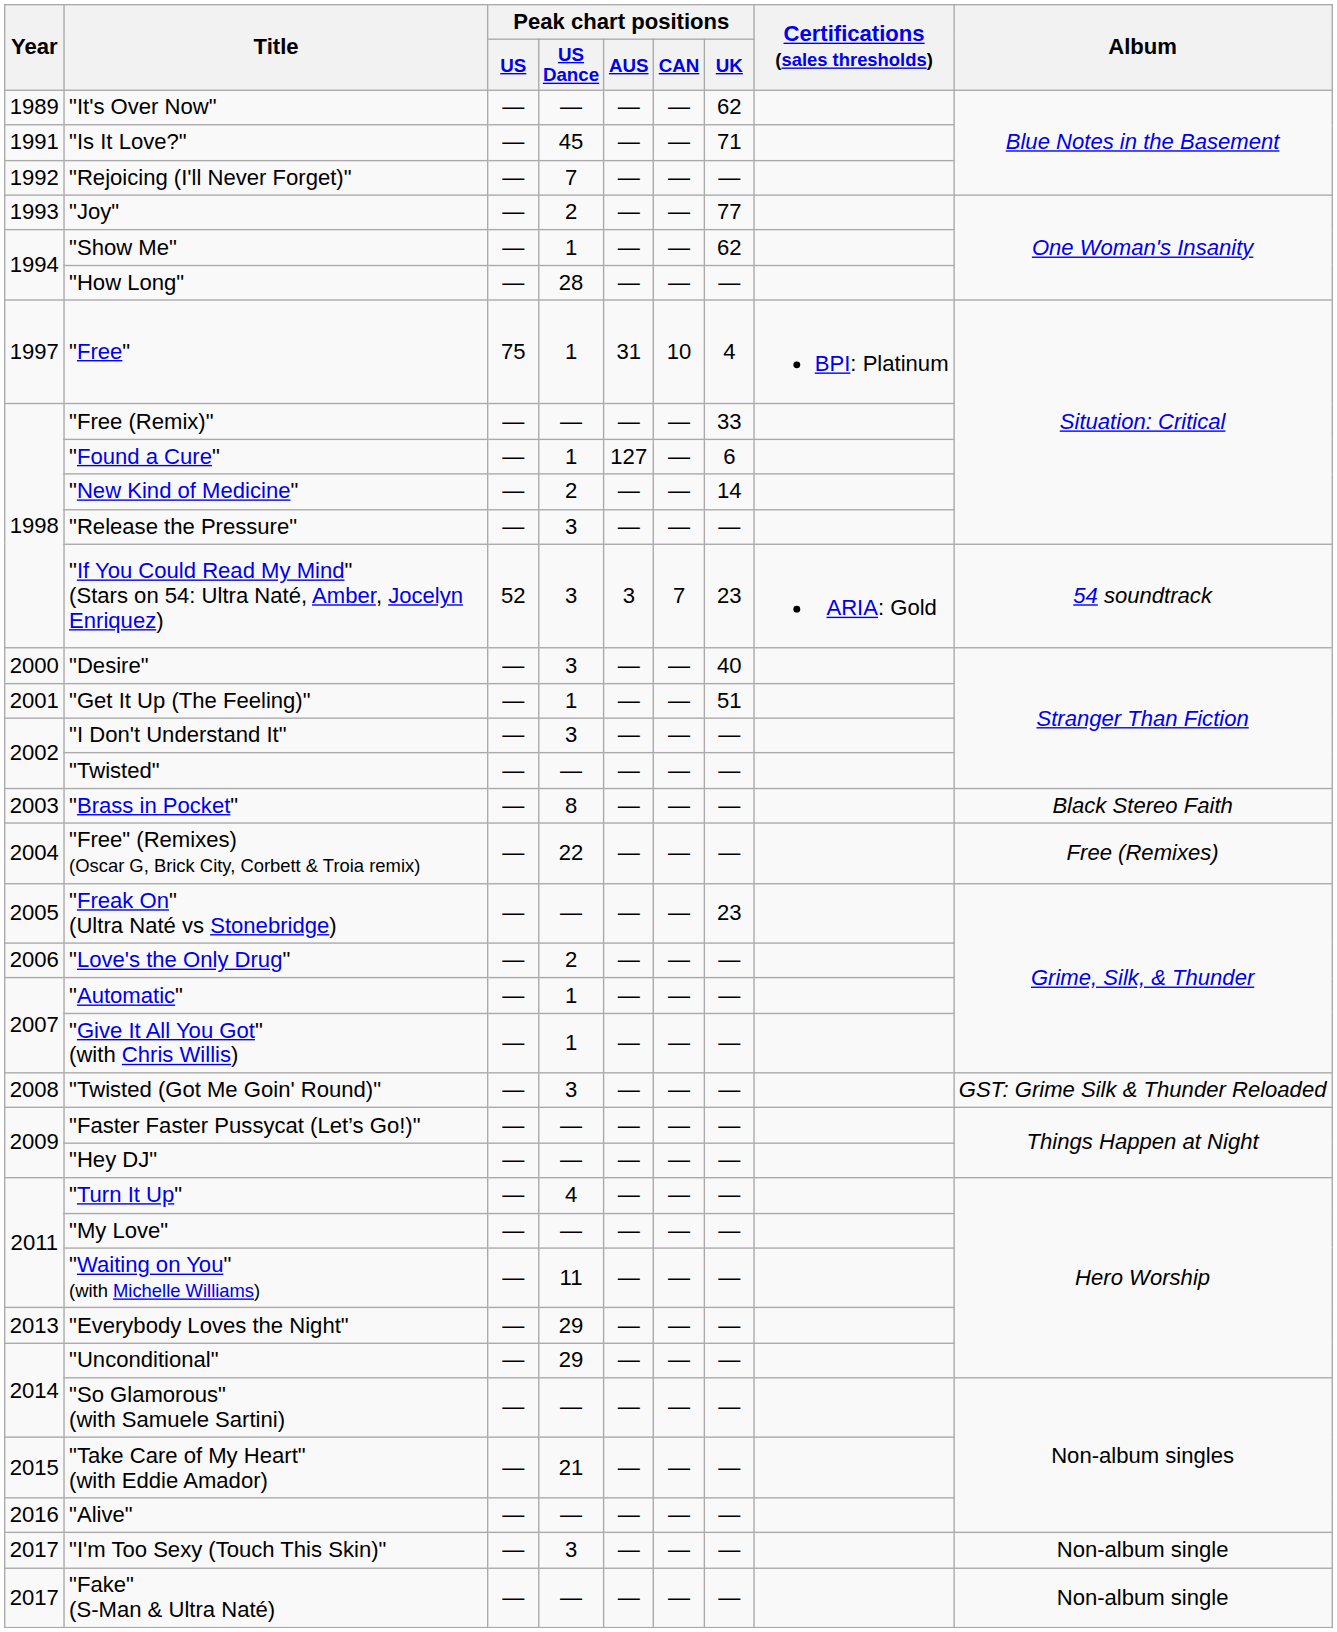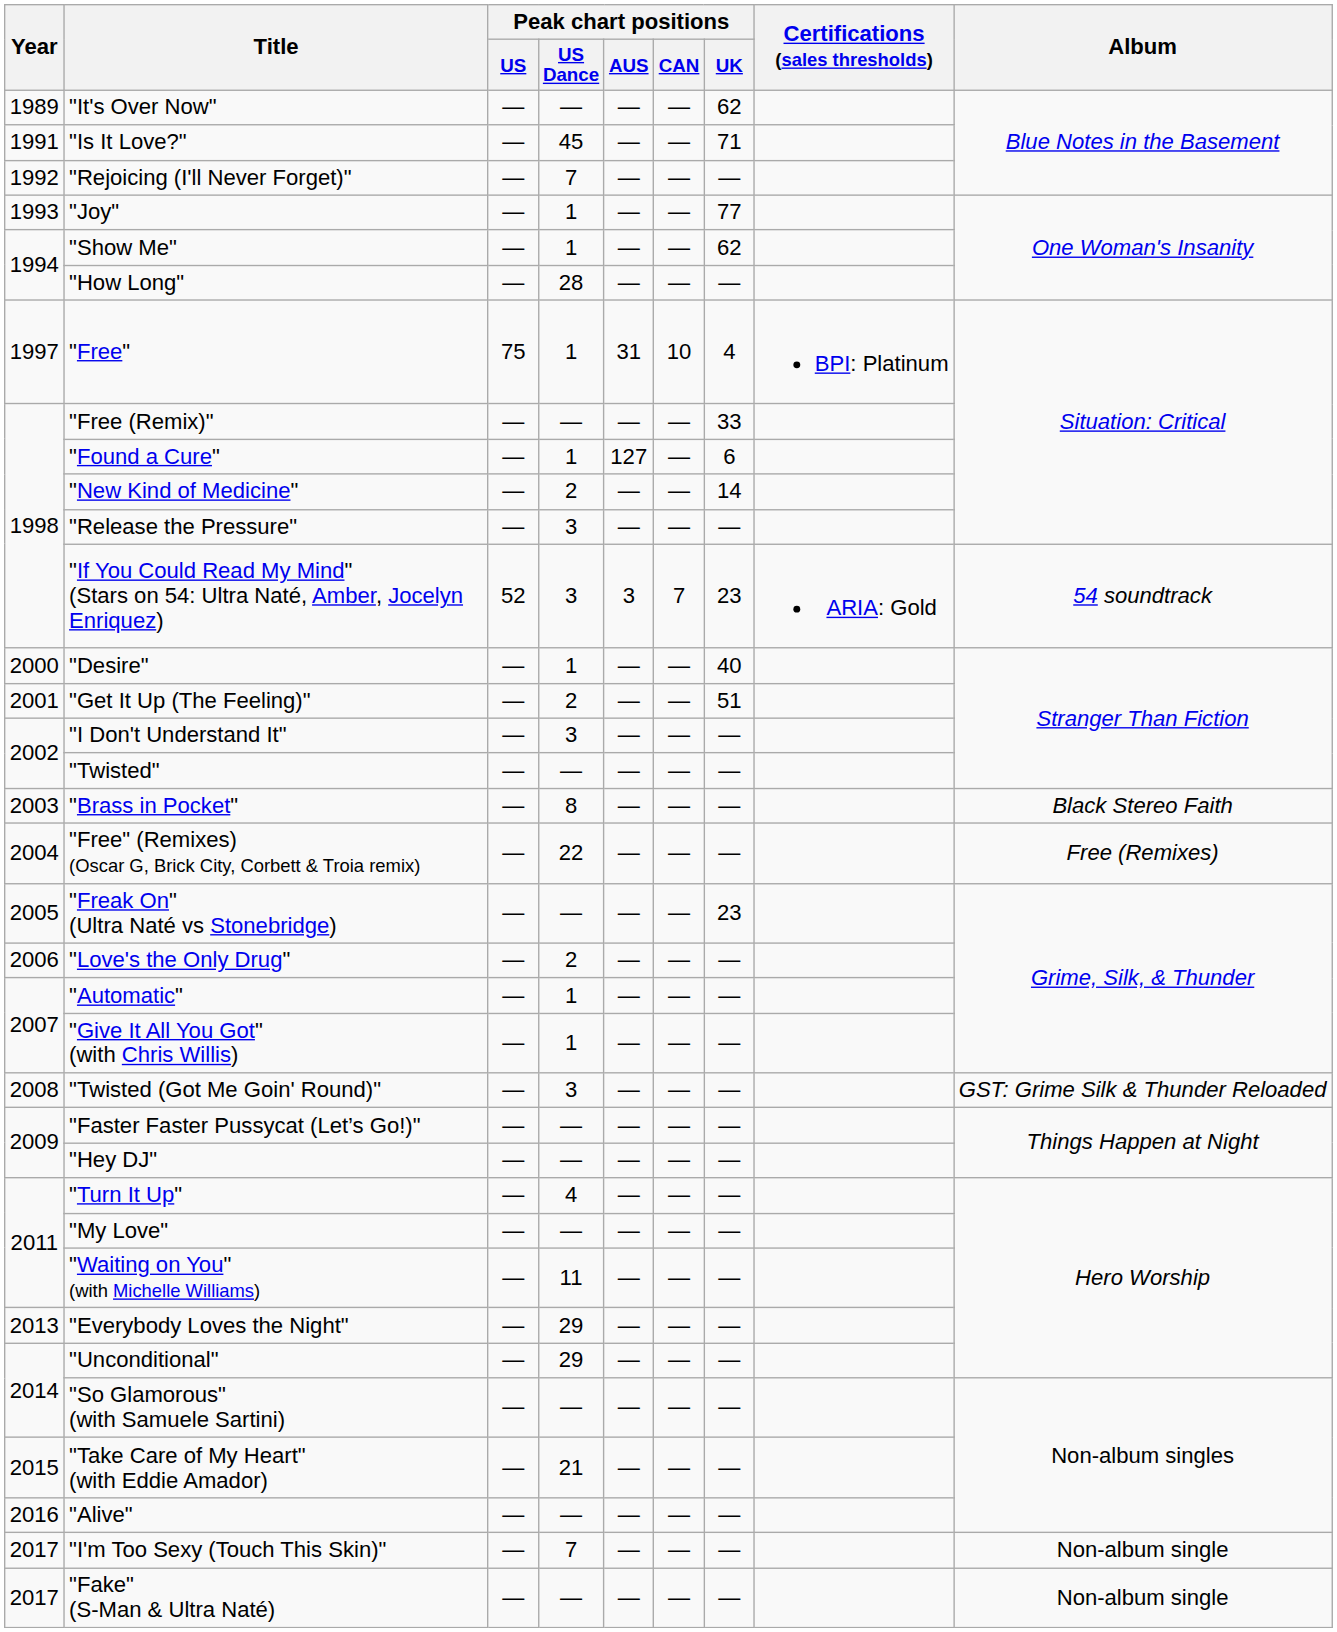(571, 212) 2 -> (571, 212) 1
(571, 665) 3 -> (571, 665) 1
(571, 700) 1 -> (571, 700) 2
(571, 1549) 3 -> (571, 1549) 7
